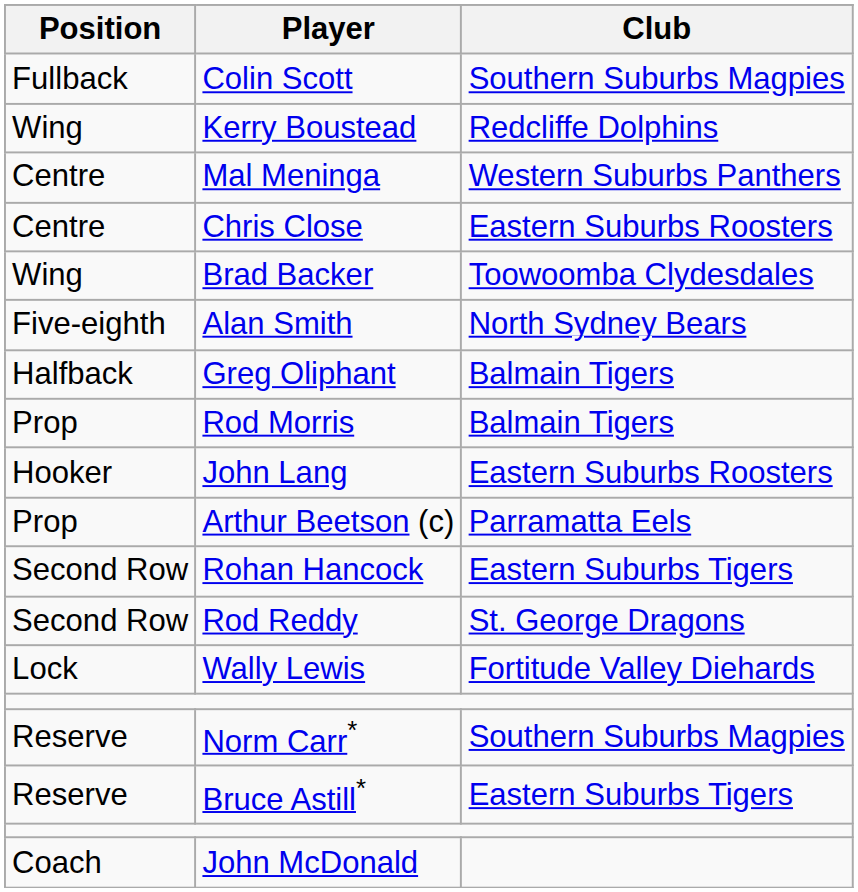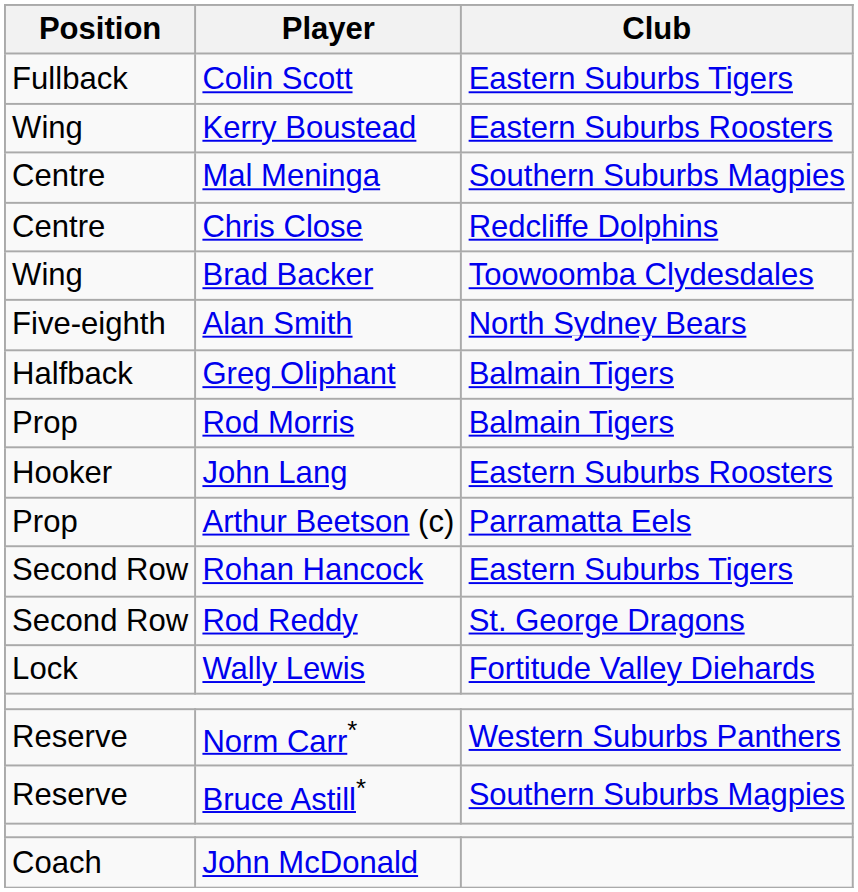(657, 78) Southern Suburbs Magpies -> (631, 78) Eastern Suburbs Tigers
(593, 127) Redcliffe Dolphins -> (651, 127) Eastern Suburbs Roosters
(655, 176) Western Suburbs Panthers -> (657, 176) Southern Suburbs Magpies
(651, 226) Eastern Suburbs Roosters -> (593, 226) Redcliffe Dolphins
(657, 736) Southern Suburbs Magpies -> (655, 736) Western Suburbs Panthers
(631, 794) Eastern Suburbs Tigers -> (657, 794) Southern Suburbs Magpies
